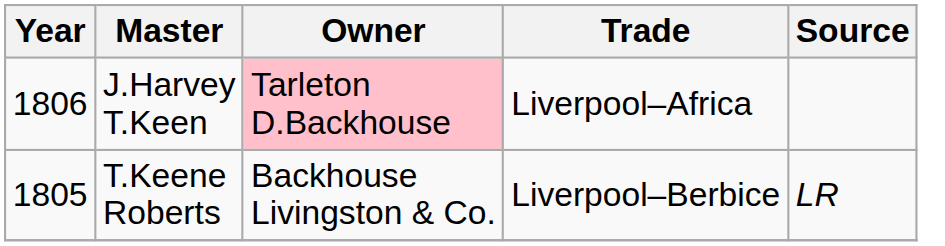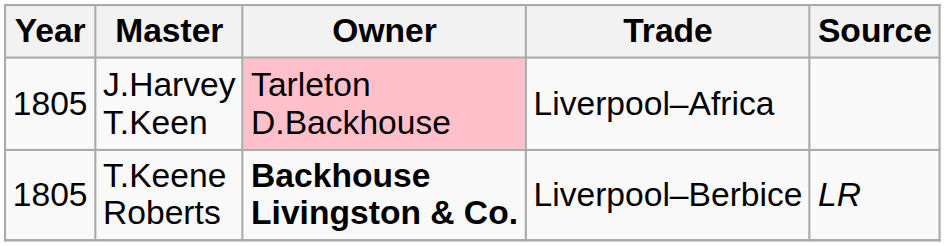(50, 103) 1806 -> (50, 103) 1805
(373, 194) normal -> (385, 194) bold
